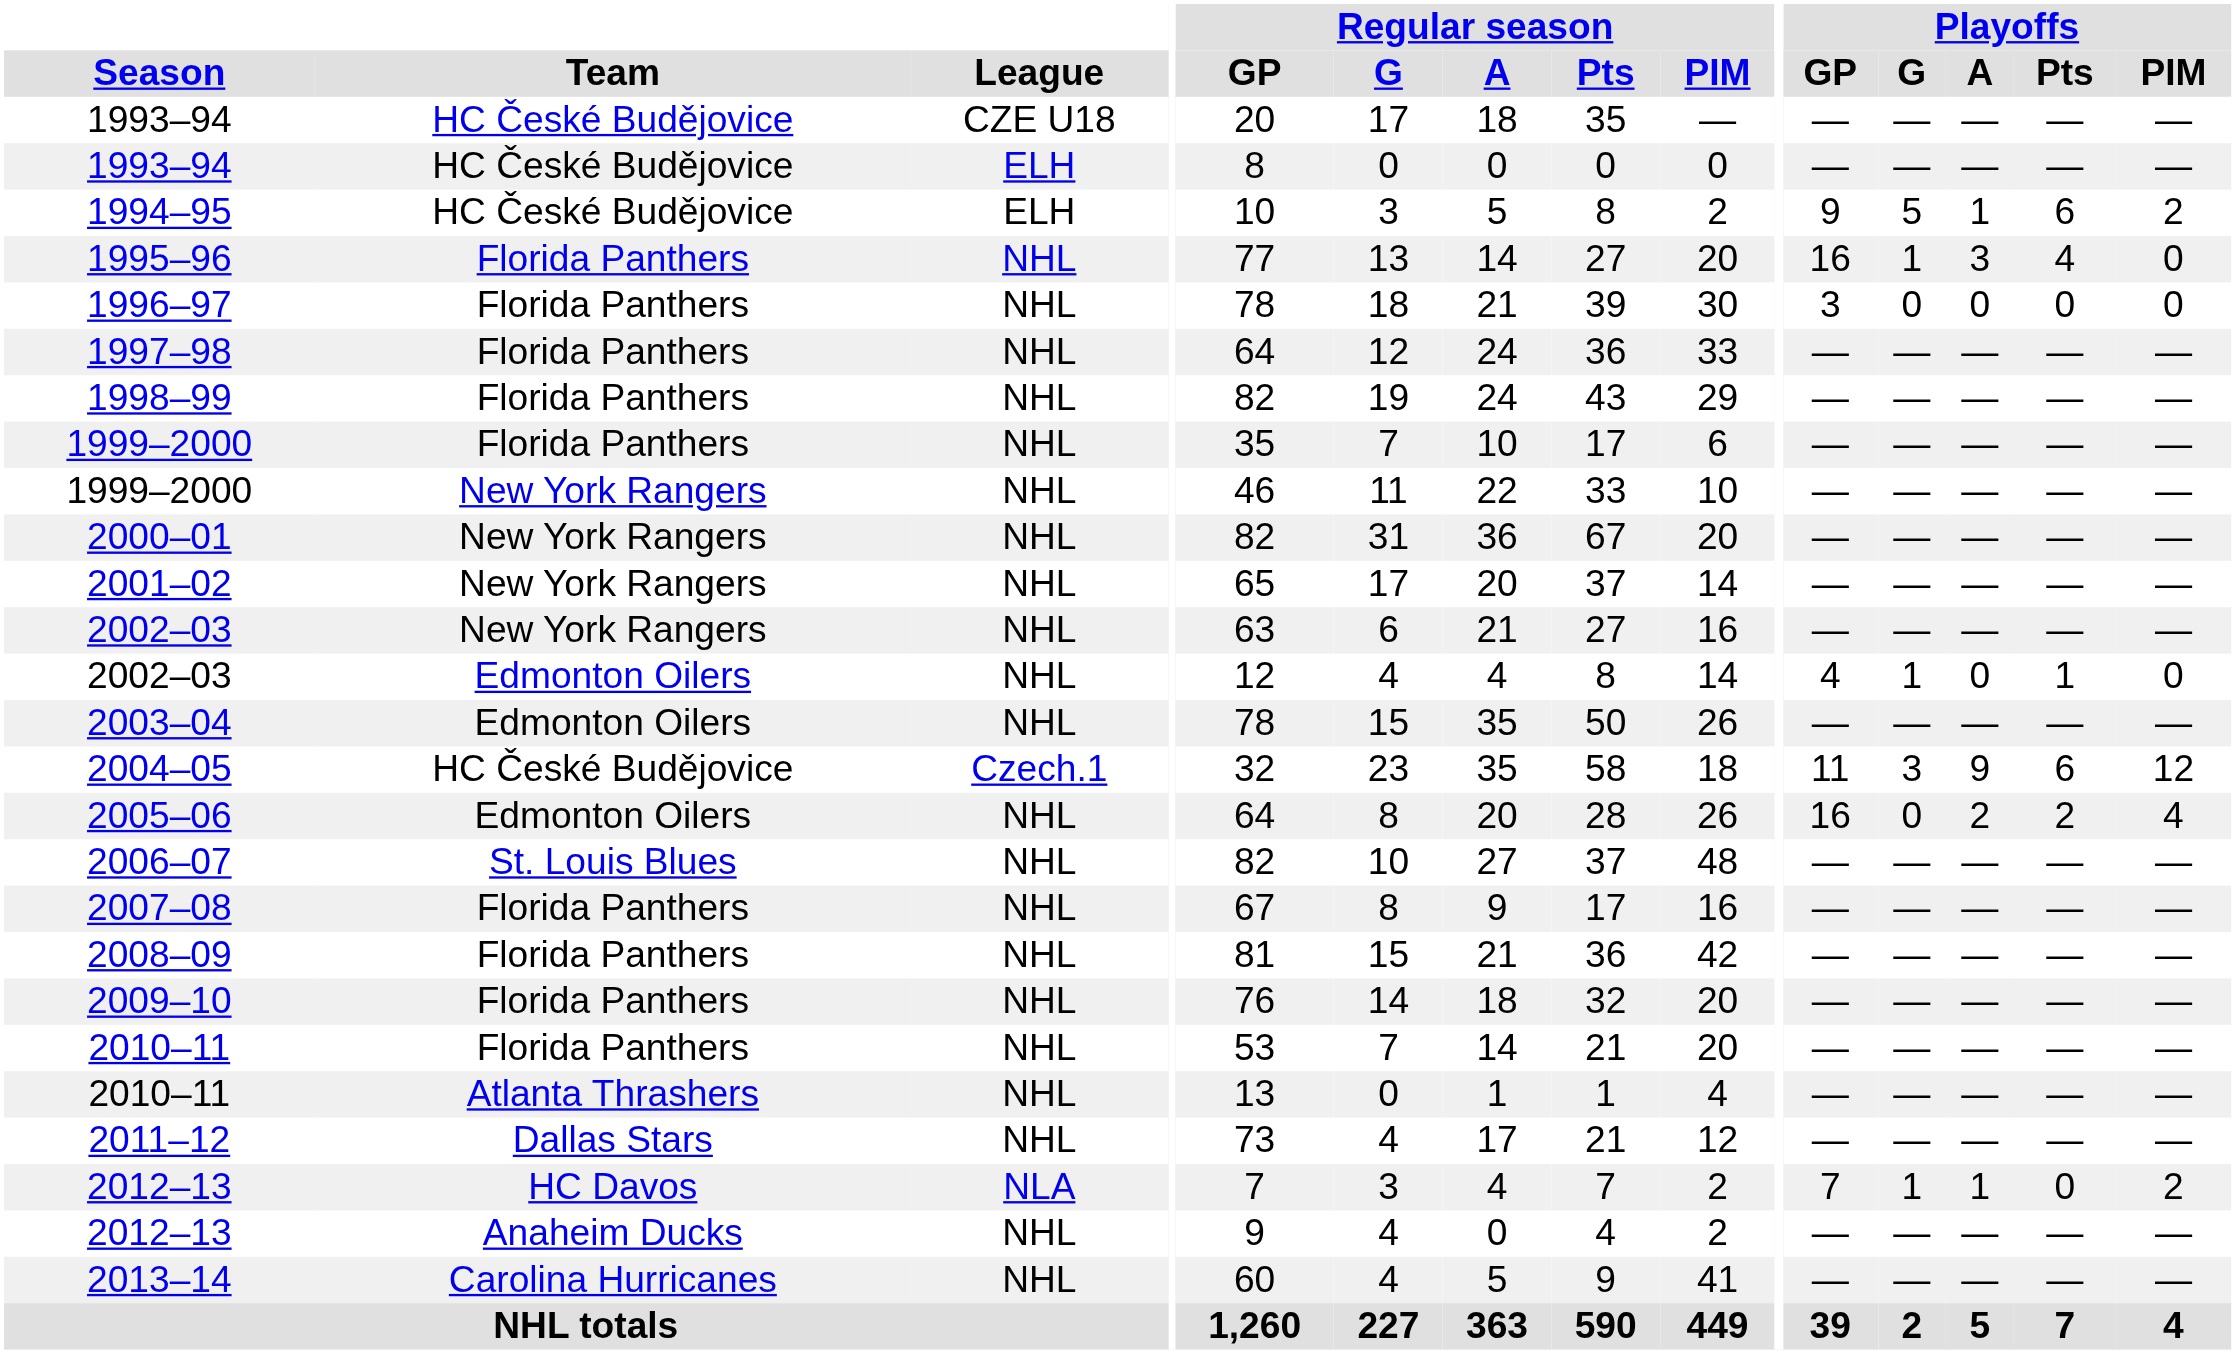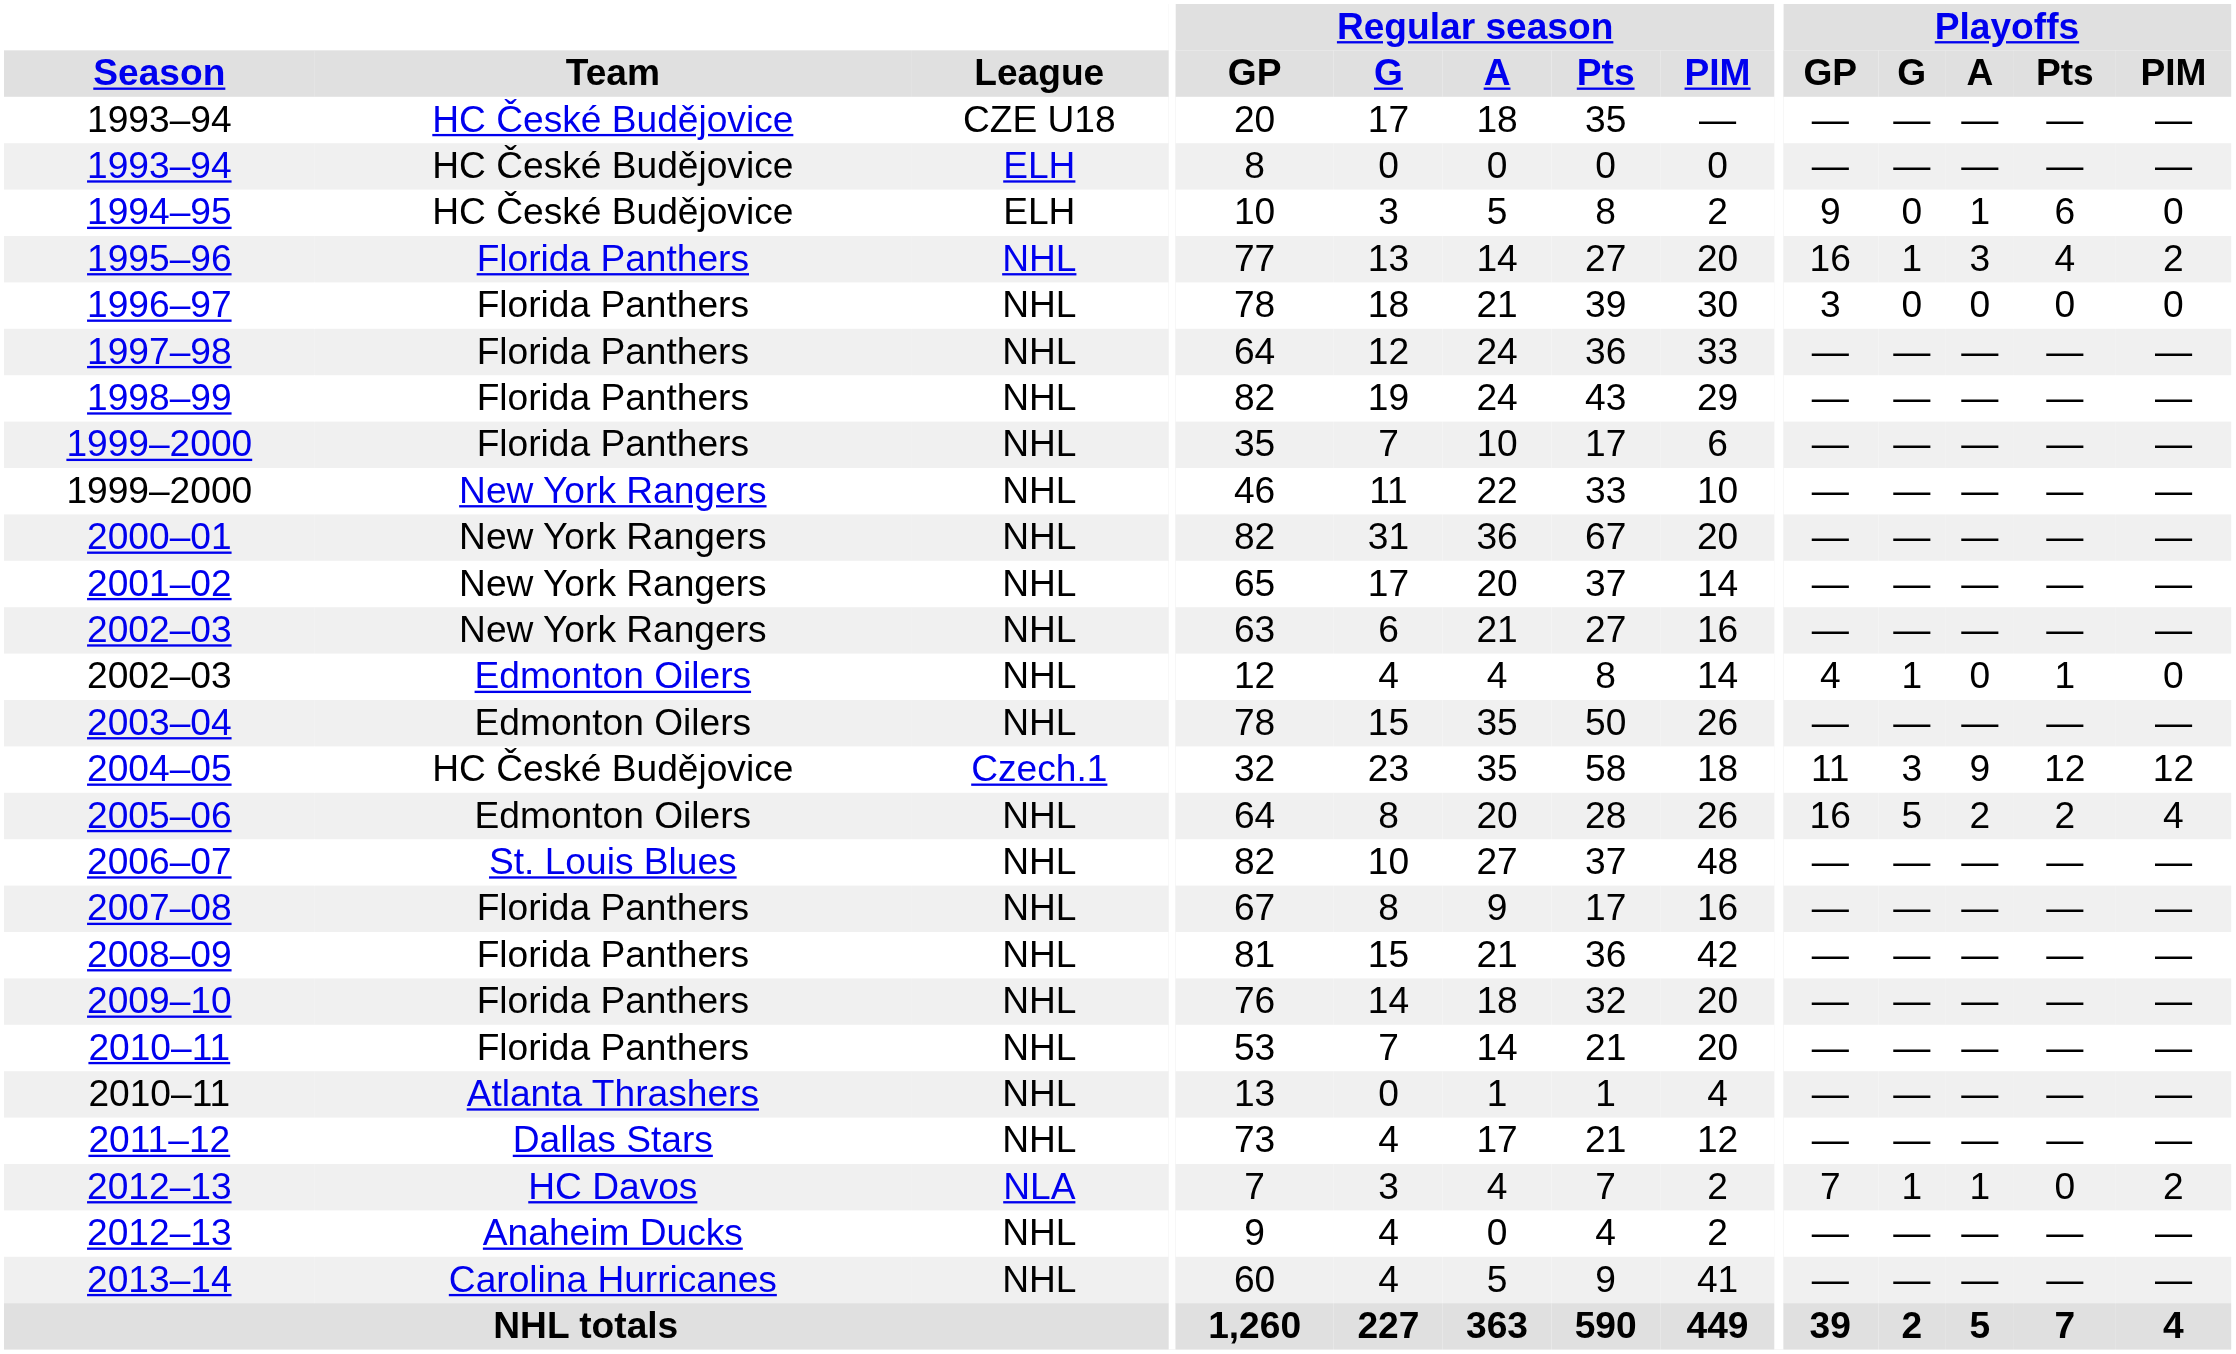(1912, 212) 5 -> (1912, 212) 0
(2173, 212) 2 -> (2173, 212) 0
(2173, 258) 0 -> (2173, 258) 2
(2065, 768) 6 -> (2065, 768) 12
(1912, 815) 0 -> (1912, 815) 5
